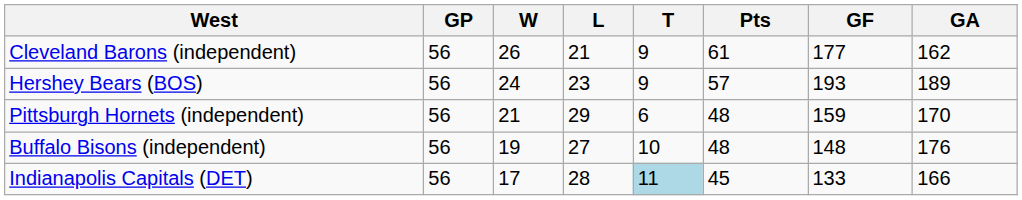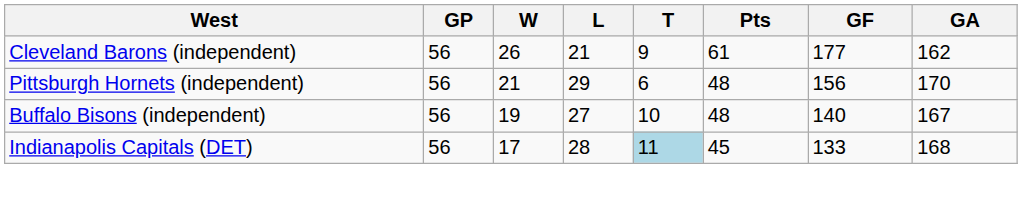- row: (106, 83)
(829, 115) 159 -> (829, 83) 156
(829, 147) 148 -> (829, 115) 140
(934, 147) 176 -> (934, 115) 167
(934, 178) 166 -> (934, 147) 168
